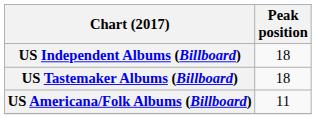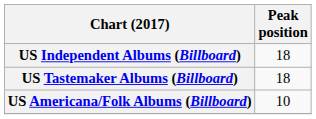(283, 101) 11 -> (283, 101) 10
